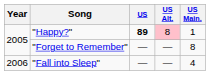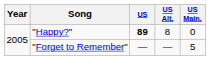(168, 32) pink background -> (168, 32) no background
(193, 32) 1 -> (193, 32) 0
(193, 47) 8 -> (193, 47) 5
- row: (66, 62)
